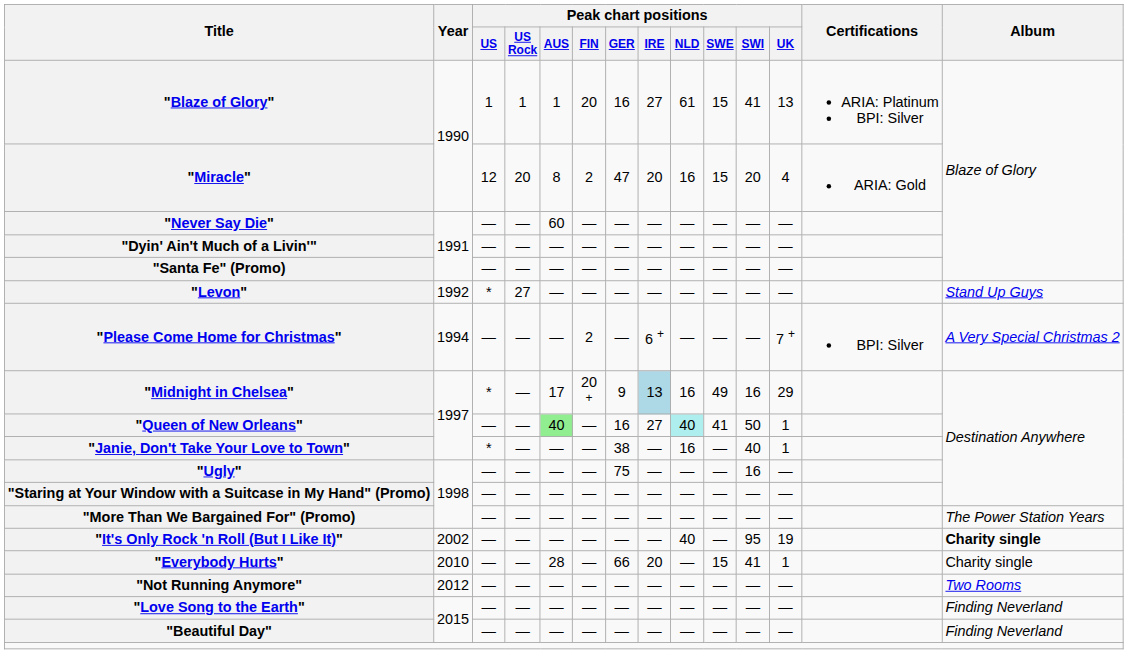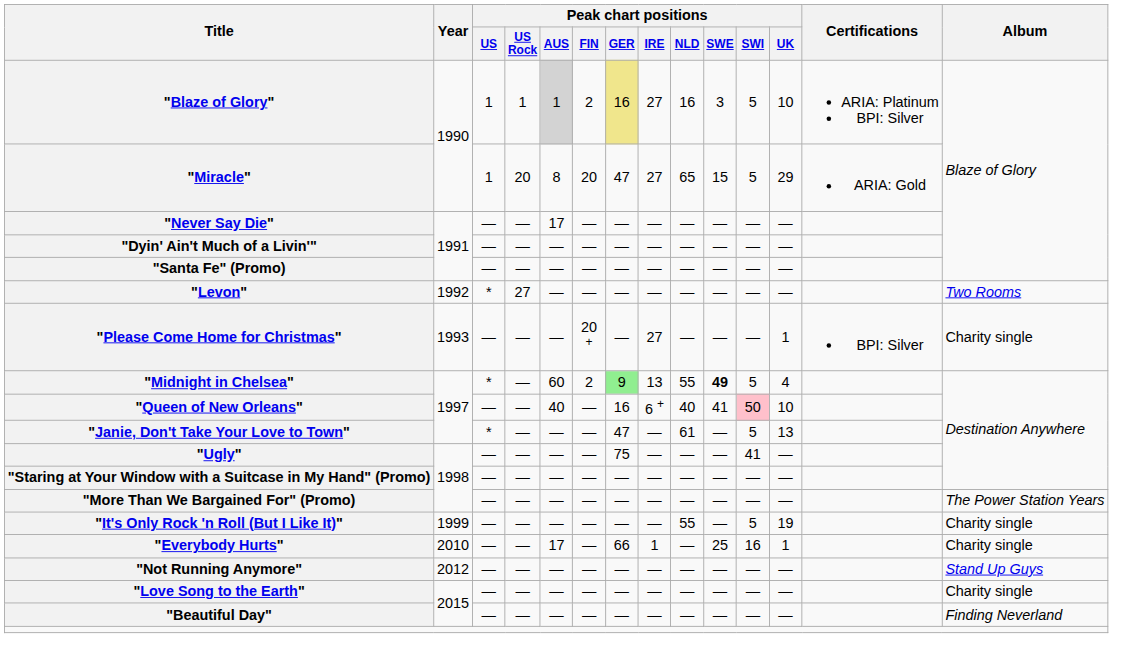(556, 102) no background -> (556, 102) lightgrey background
(589, 102) 20 -> (589, 102) 2
(622, 102) no background -> (622, 102) khaki background
(687, 102) 61 -> (687, 102) 16
(720, 102) 15 -> (720, 102) 3
(753, 102) 41 -> (753, 102) 5
(786, 102) 13 -> (786, 102) 10
(489, 177) 12 -> (489, 177) 1
(589, 177) 2 -> (589, 177) 20
(654, 177) 20 -> (654, 177) 27
(687, 177) 16 -> (687, 177) 65
(753, 177) 20 -> (753, 177) 5
(786, 177) 4 -> (786, 177) 29
(556, 223) 60 -> (556, 223) 17
(994, 291) Stand Up Guys -> (983, 291) Two Rooms
(453, 337) 1994 -> (453, 337) 1993
(589, 337) 2 -> (589, 334) 20 +
(654, 337) 6 + -> (654, 337) 27
(786, 337) 7 + -> (786, 337) 1
(1033, 337) A Very Special Christmas 2 -> (989, 337) Charity single
(556, 392) 17 -> (556, 382) 60
(589, 389) 20 + -> (589, 382) 2
(622, 392) no background -> (622, 382) lightgreen background
(654, 392) lightblue background -> (654, 382) no background
(687, 392) 16 -> (687, 382) 55
(720, 392) normal -> (720, 382) bold
(753, 392) 16 -> (753, 382) 5
(786, 392) 29 -> (786, 382) 4
(556, 425) lightgreen background -> (556, 407) no background
(654, 425) 27 -> (654, 407) 6 +
(687, 425) paleturquoise background -> (687, 407) no background
(753, 425) no background -> (753, 407) pink background
(786, 425) 1 -> (786, 407) 10
(622, 448) 38 -> (622, 432) 47
(687, 448) 16 -> (687, 432) 61
(753, 448) 40 -> (753, 432) 5
(786, 448) 1 -> (786, 432) 13
(753, 471) 16 -> (753, 454) 41
(453, 539) 2002 -> (453, 523) 1999
(687, 539) 40 -> (687, 523) 55
(753, 539) 95 -> (753, 523) 5
(993, 539) bold -> (989, 523) normal
(556, 562) 28 -> (556, 546) 17
(654, 562) 20 -> (654, 546) 1
(720, 562) 15 -> (720, 546) 25
(753, 562) 41 -> (753, 546) 16
(983, 585) Two Rooms -> (994, 569) Stand Up Guys
(1004, 608) Finding Neverland -> (989, 591) Charity single
